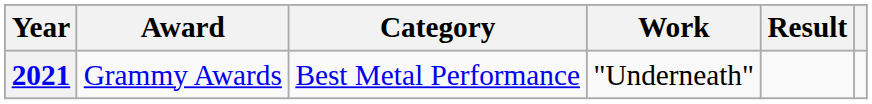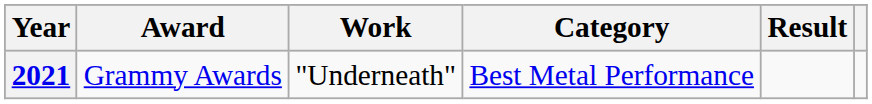columns swapped: (674, 27) <-> (438, 27)
